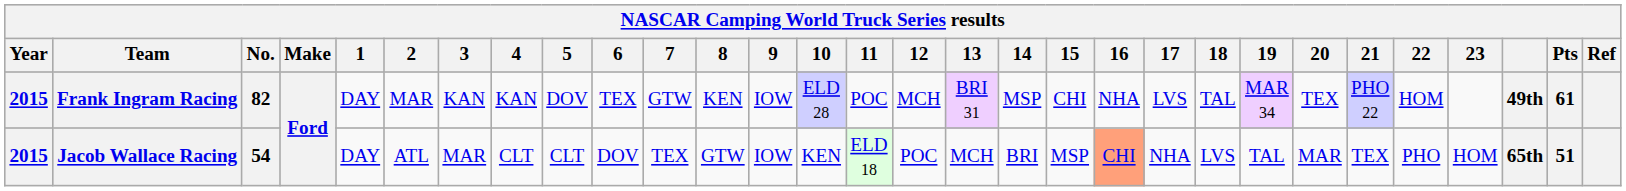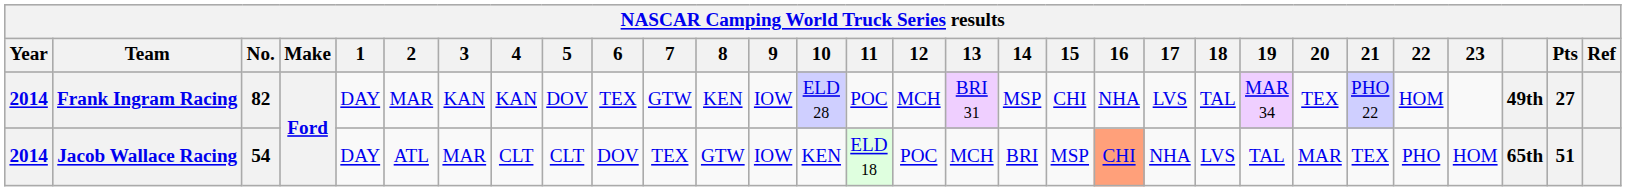(29, 99) 2015 -> (29, 99) 2014
(1565, 99) 61 -> (1565, 99) 27
(29, 156) 2015 -> (29, 156) 2014
